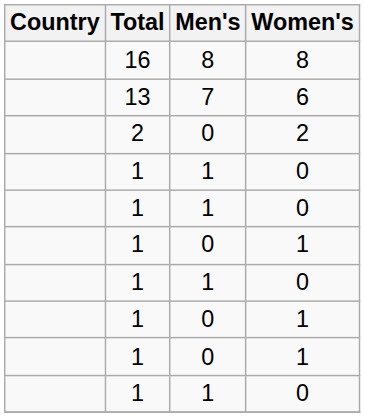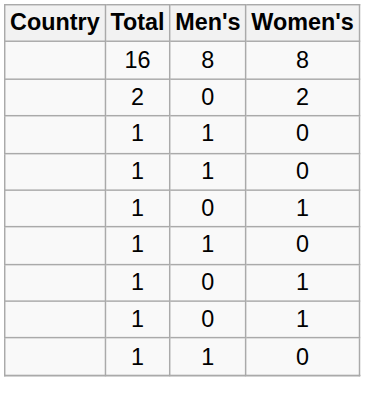- row: (137, 97)
